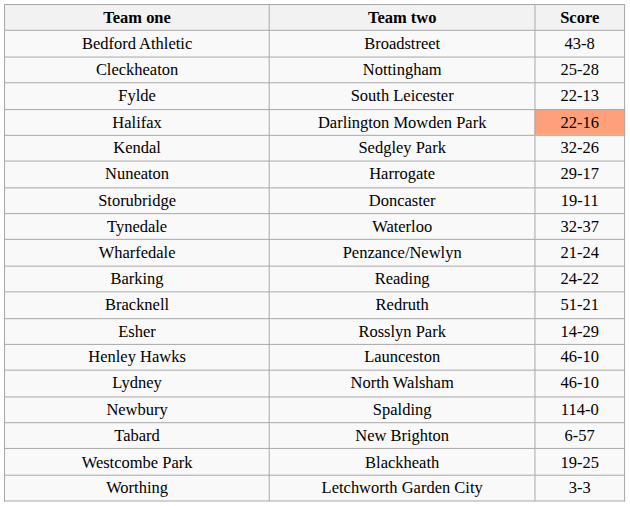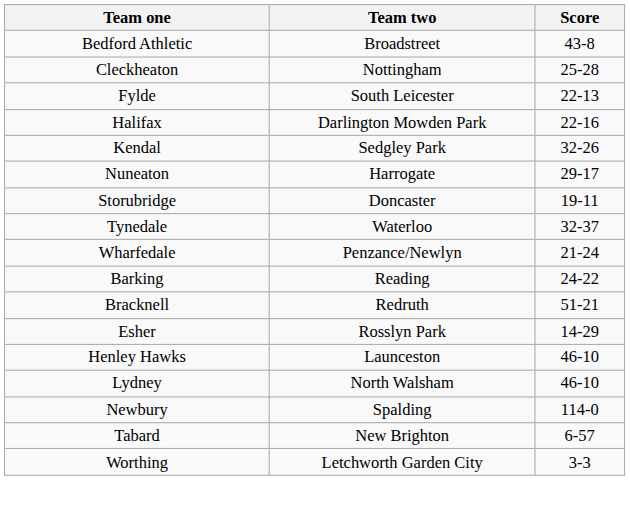(580, 122) lightsalmon background -> (580, 122) no background
- row: (137, 461)
